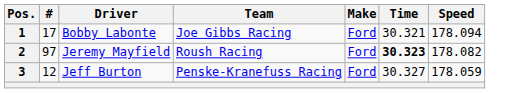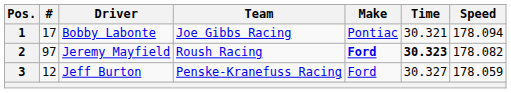(362, 34) Ford -> (373, 34) Pontiac
(362, 53) normal -> (362, 53) bold
